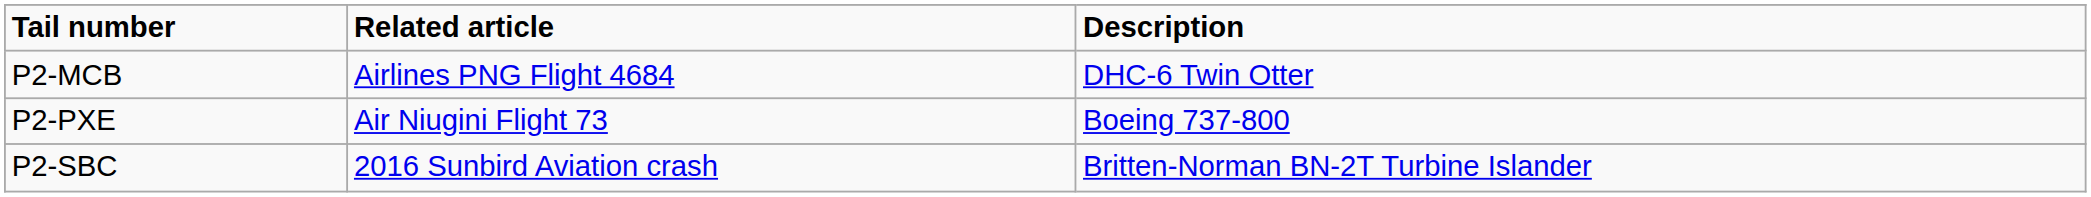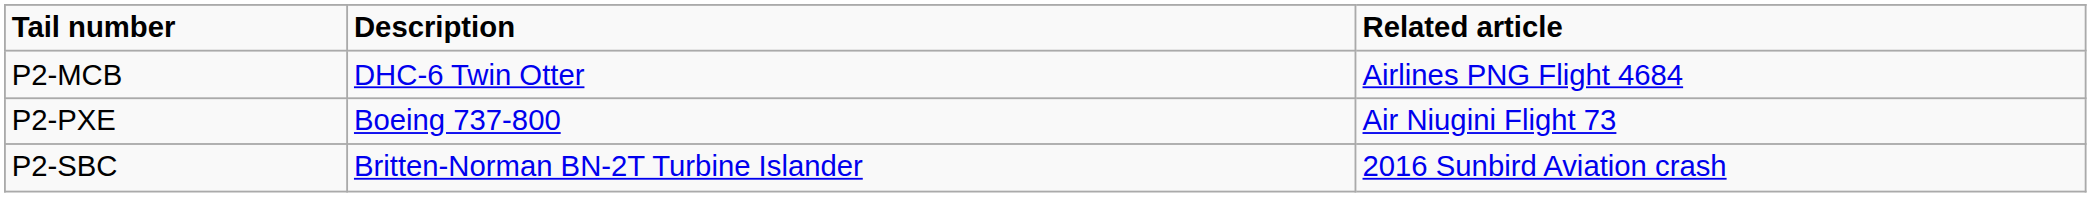columns swapped: (1164, 27) <-> (454, 27)
